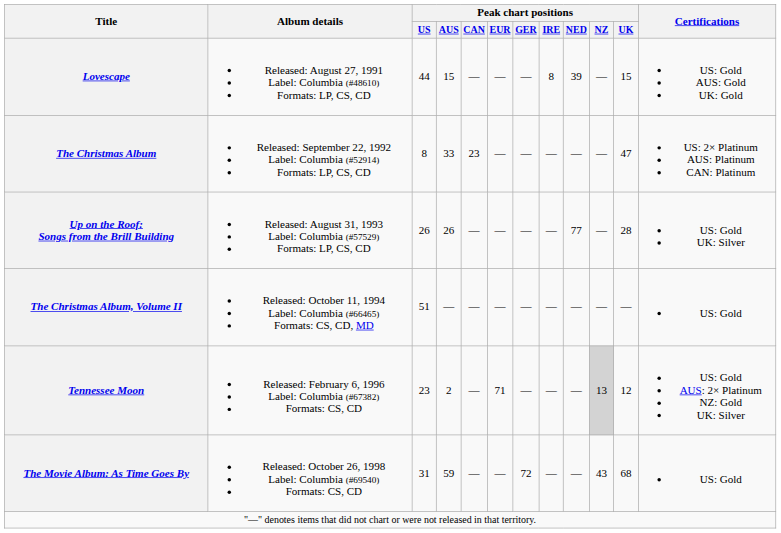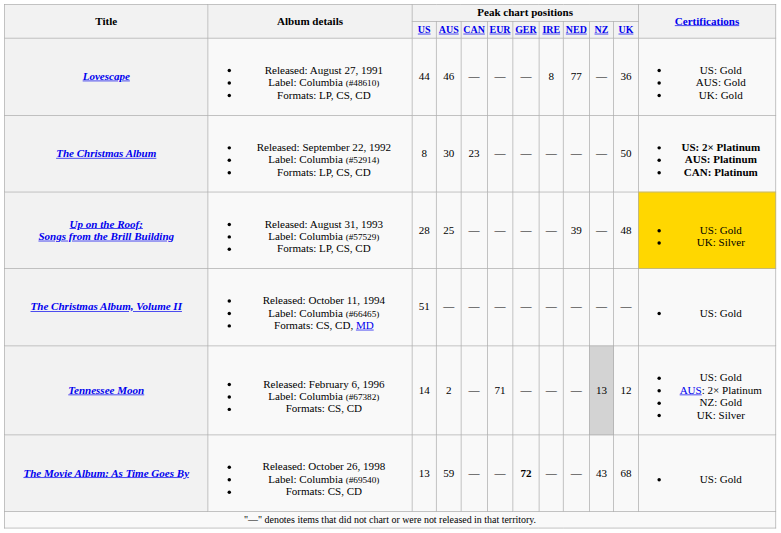(449, 76) 15 -> (449, 76) 46
(576, 76) 39 -> (576, 76) 77
(626, 76) 15 -> (626, 76) 36
(449, 153) 33 -> (449, 153) 30
(626, 153) 47 -> (626, 153) 50
(707, 160) normal -> (707, 160) bold
(424, 230) 26 -> (424, 230) 28
(449, 230) 26 -> (449, 230) 25
(576, 230) 77 -> (576, 230) 39
(626, 230) 28 -> (626, 230) 48
(707, 237) no background -> (707, 237) gold background
(424, 390) 23 -> (424, 390) 14
(424, 473) 31 -> (424, 473) 13
(526, 473) normal -> (526, 473) bold
